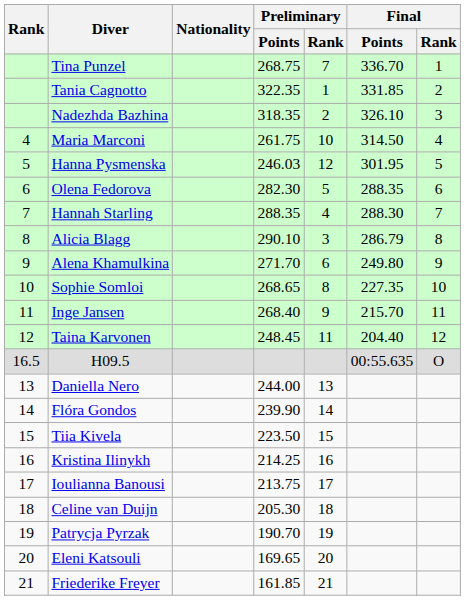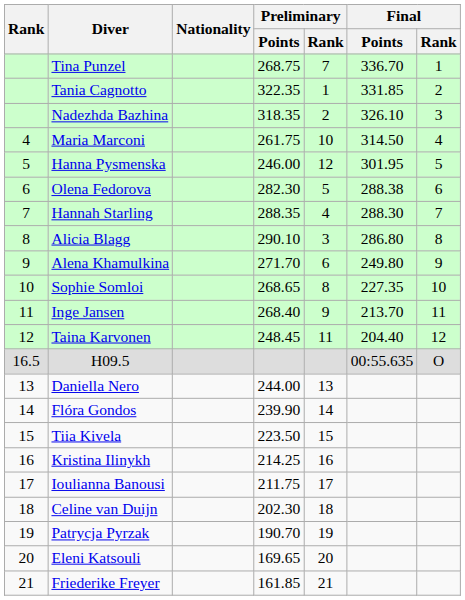(279, 164) 246.03 -> (279, 164) 246.00
(382, 189) 288.35 -> (382, 189) 288.38
(382, 238) 286.79 -> (382, 238) 286.80
(382, 312) 215.70 -> (382, 312) 213.70
(279, 484) 213.75 -> (279, 484) 211.75
(279, 509) 205.30 -> (279, 509) 202.30
